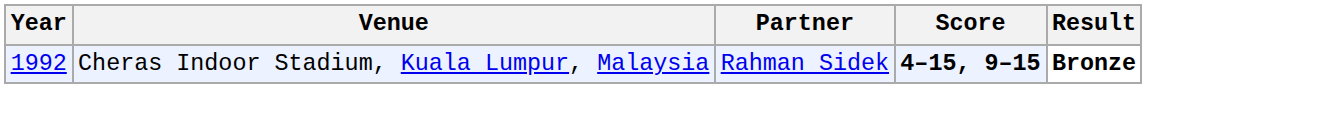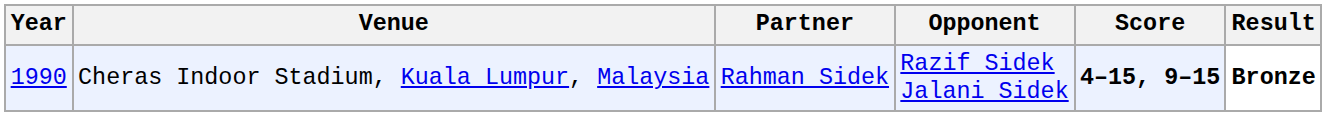+ column: (985, 24)
(39, 64) 1992 -> (39, 78) 1990
